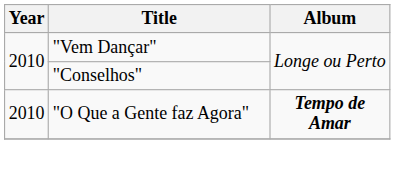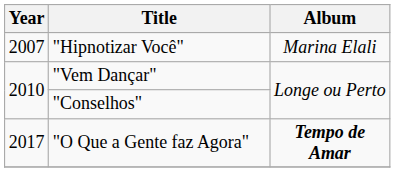+ row: (118, 47)
(27, 114) 2010 -> (27, 142) 2017
